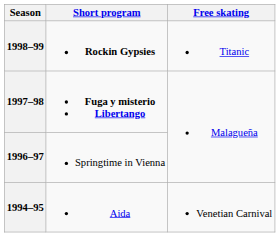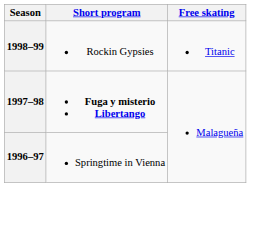(107, 52) bold -> (107, 52) normal
- row: (25, 207)
